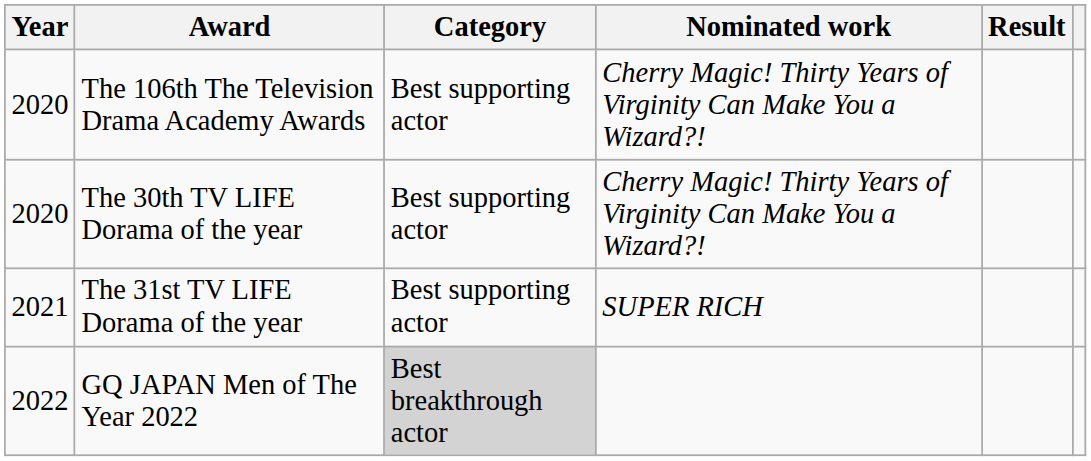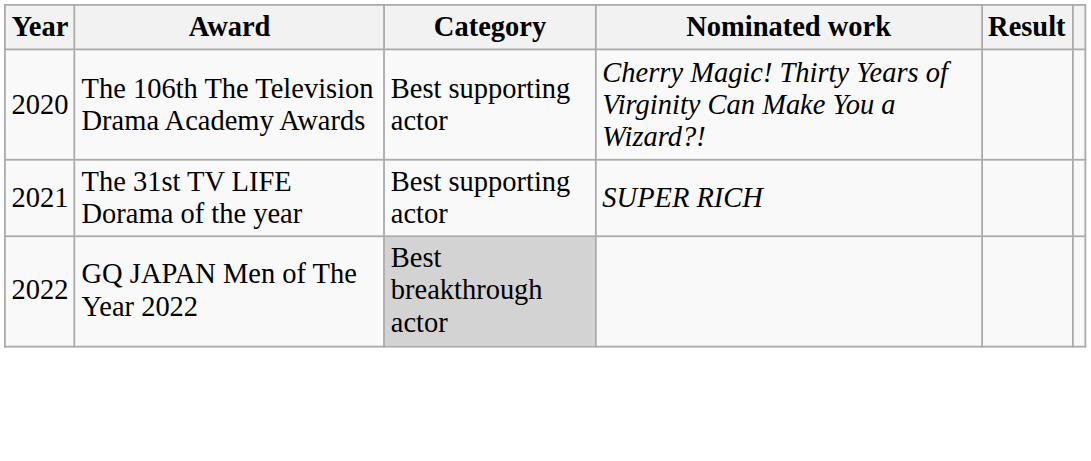- row: (192, 213)
